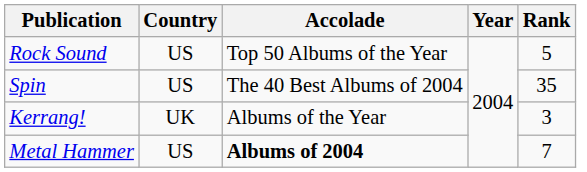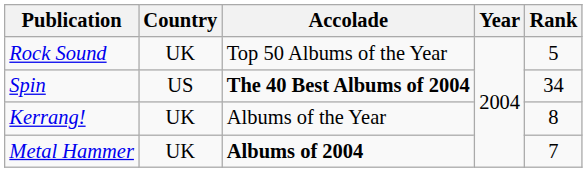(180, 53) US -> (180, 53) UK
(345, 85) normal -> (348, 85) bold
(547, 85) 35 -> (553, 85) 34
(547, 118) 3 -> (553, 118) 8
(180, 150) US -> (180, 150) UK
